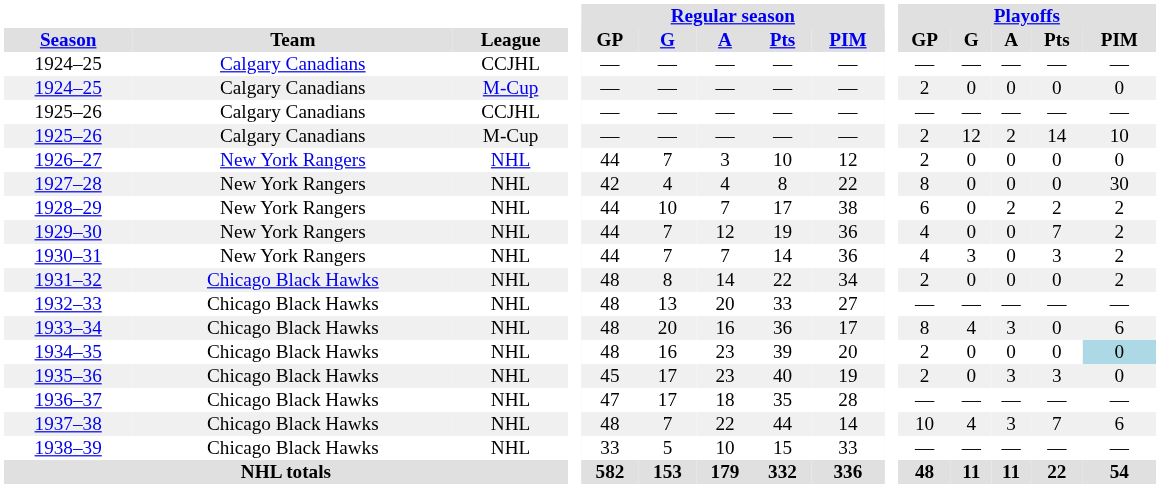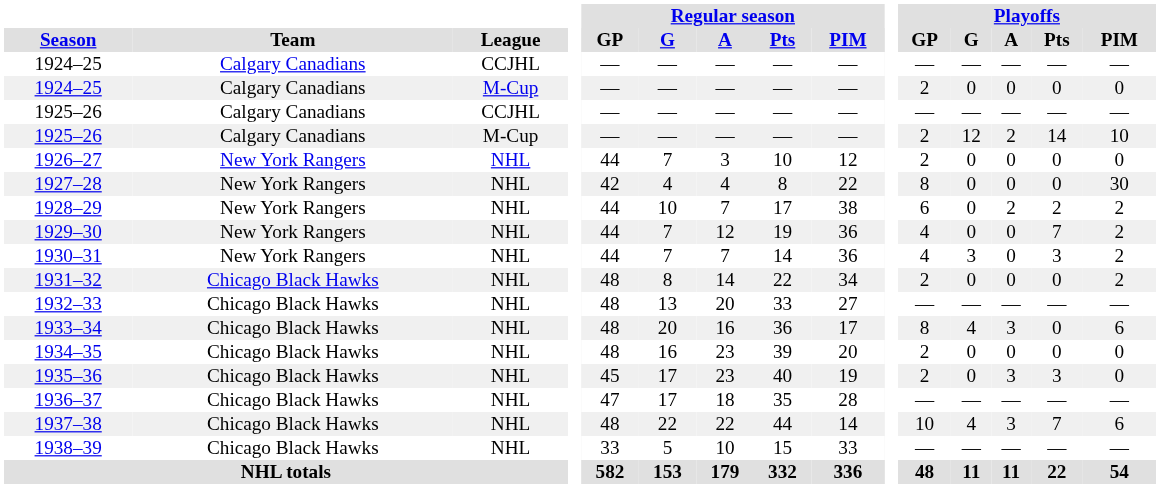(1119, 351) lightblue background -> (1119, 351) no background
(667, 423) 7 -> (667, 423) 22
